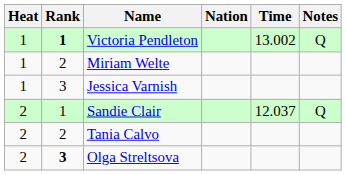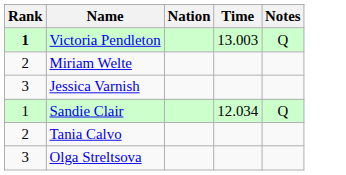- column: (23, 16)
(275, 39) 13.002 -> (238, 39) 13.003
(275, 110) 12.037 -> (238, 110) 12.034
(63, 157) bold -> (25, 157) normal
